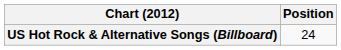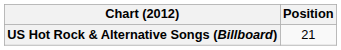(308, 34) 24 -> (308, 34) 21
